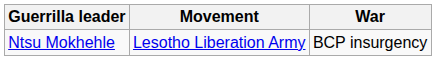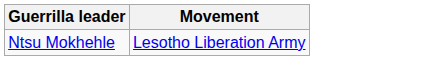- column: (370, 17)
